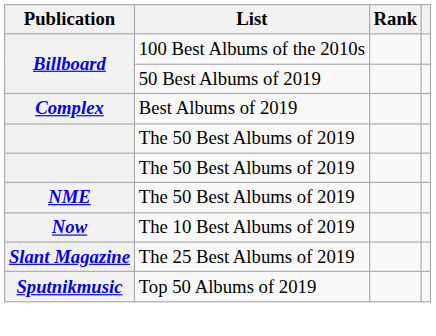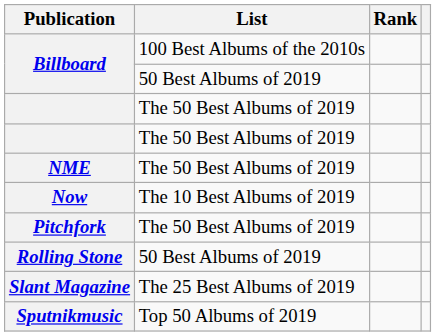- row: (69, 108)
+ row: (70, 227)
+ row: (70, 256)
